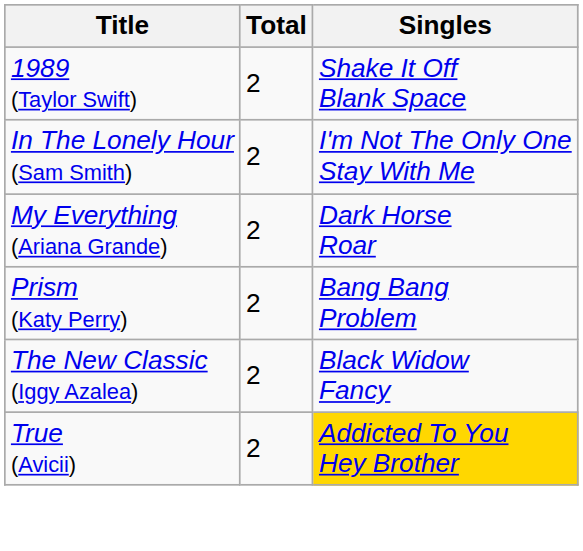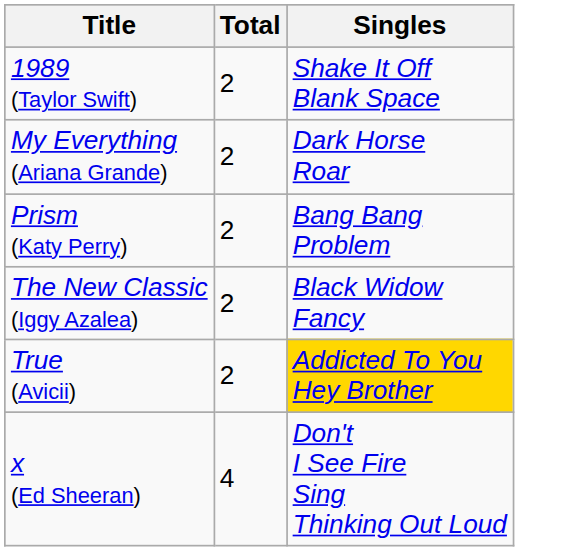- row: (122, 156)
+ row: (76, 478)
